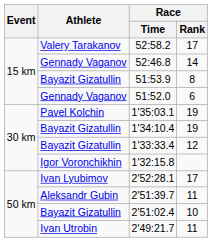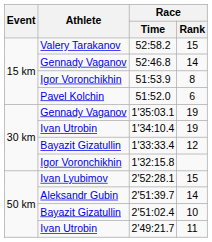(192, 46) 17 -> (192, 46) 15
(81, 79) Bayazit Gizatullin -> (81, 79) Igor Voronchikhin
(84, 96) Gennady Vaganov -> (72, 96) Pavel Kolchin
(72, 113) Pavel Kolchin -> (84, 113) Gennady Vaganov
(81, 129) Bayazit Gizatullin -> (69, 129) Ivan Utrobin
(192, 179) 17 -> (192, 179) 15
(192, 196) 11 -> (192, 196) 14
